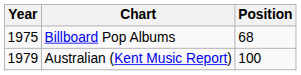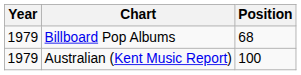(23, 37) 1975 -> (23, 37) 1979
